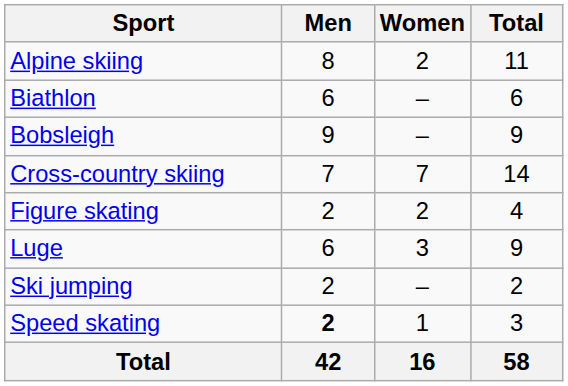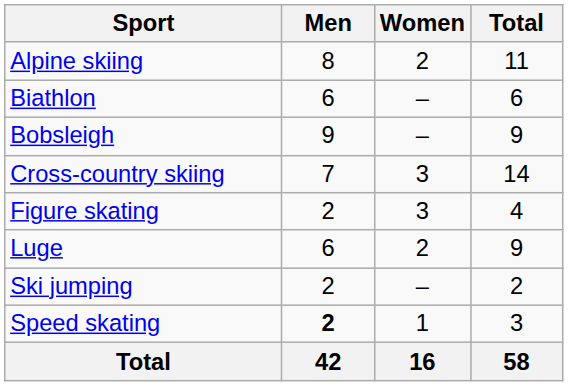(422, 173) 7 -> (422, 173) 3
(422, 211) 2 -> (422, 211) 3
(422, 248) 3 -> (422, 248) 2
